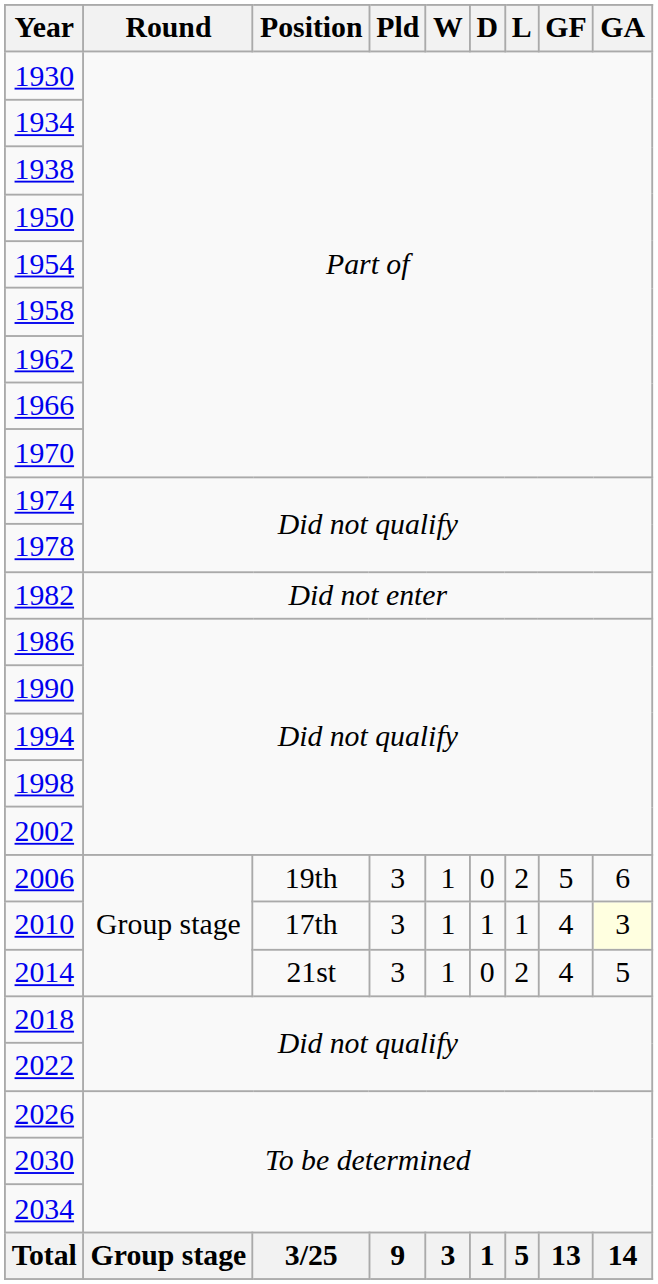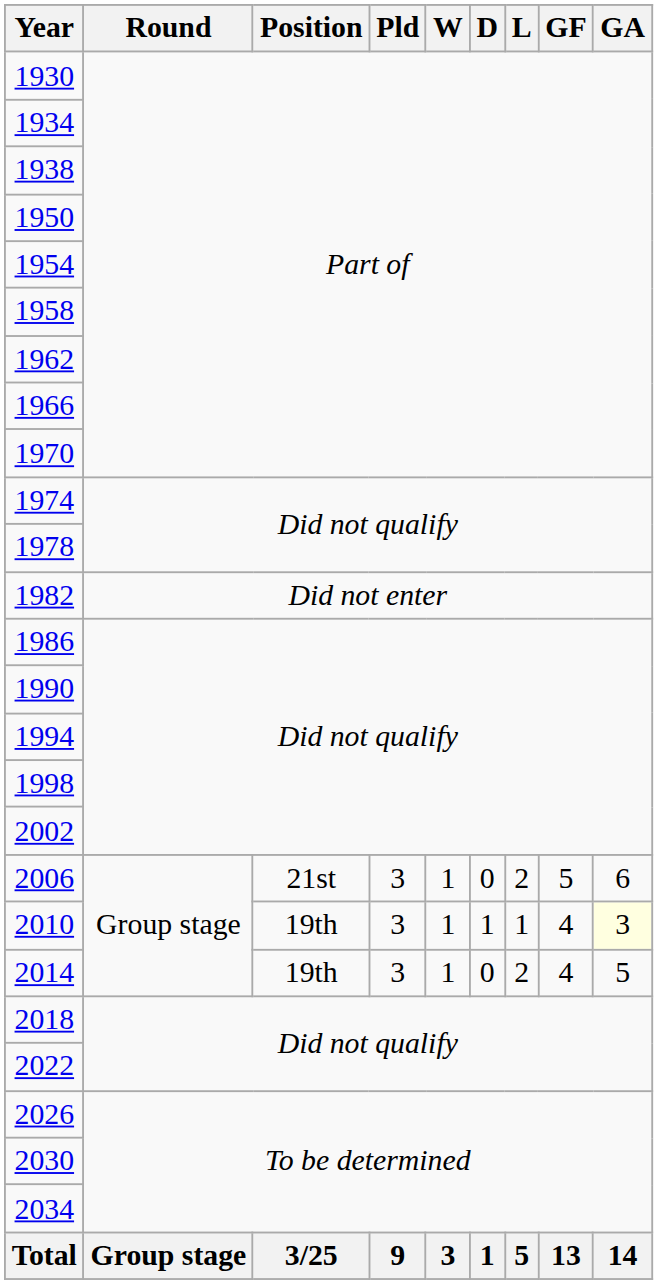(311, 877) 19th -> (311, 877) 21st
(311, 924) 17th -> (311, 924) 19th
(311, 972) 21st -> (311, 972) 19th
